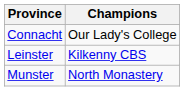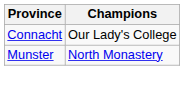- row: (30, 55)
